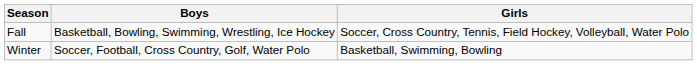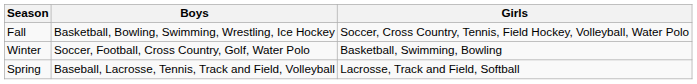+ row: (24, 69)
